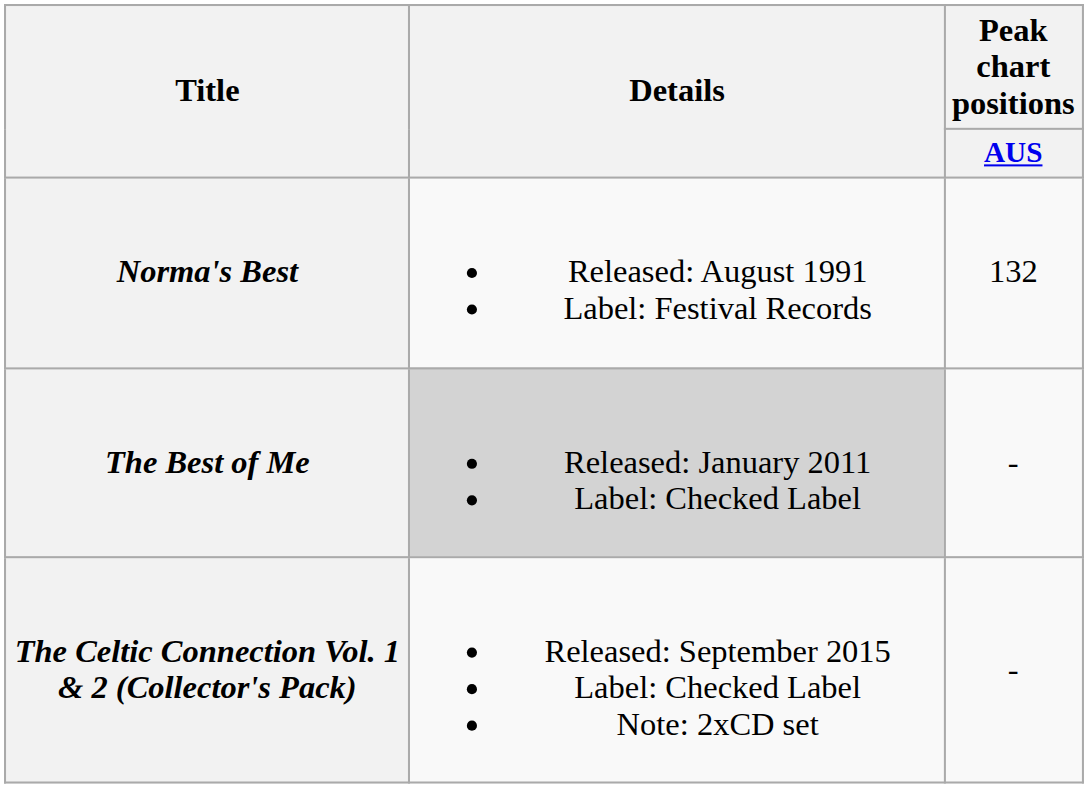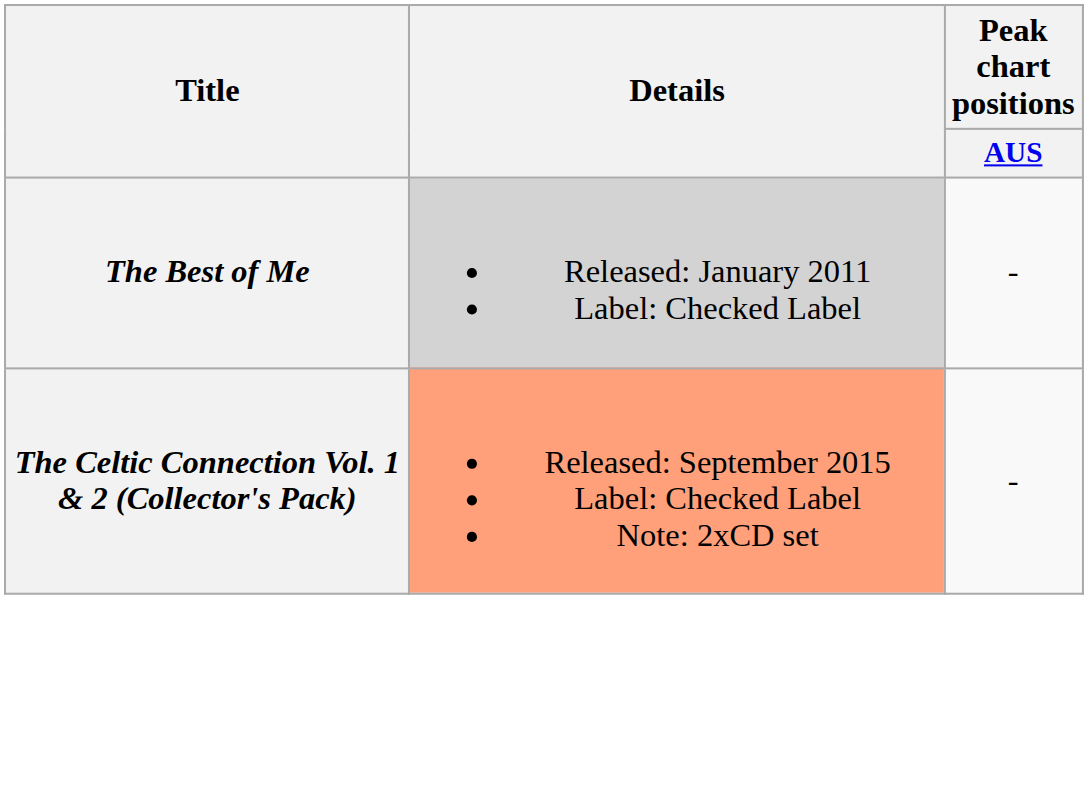- row: (207, 272)
(677, 688) no background -> (677, 499) lightsalmon background
